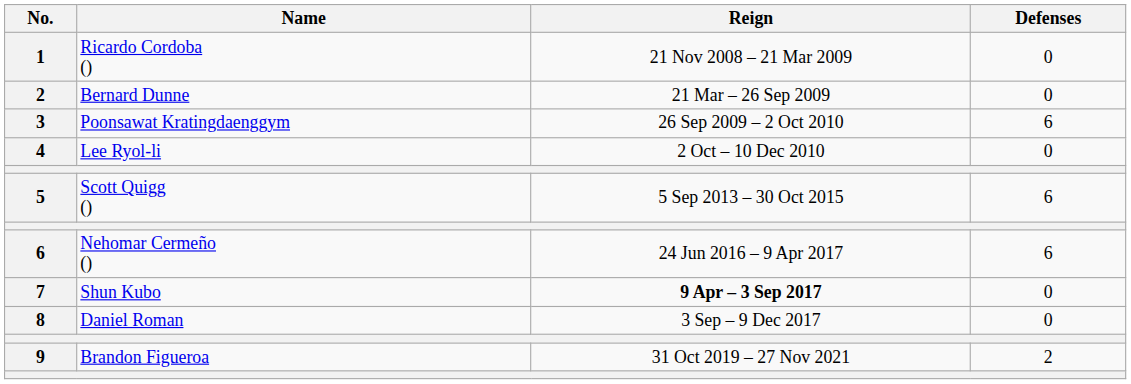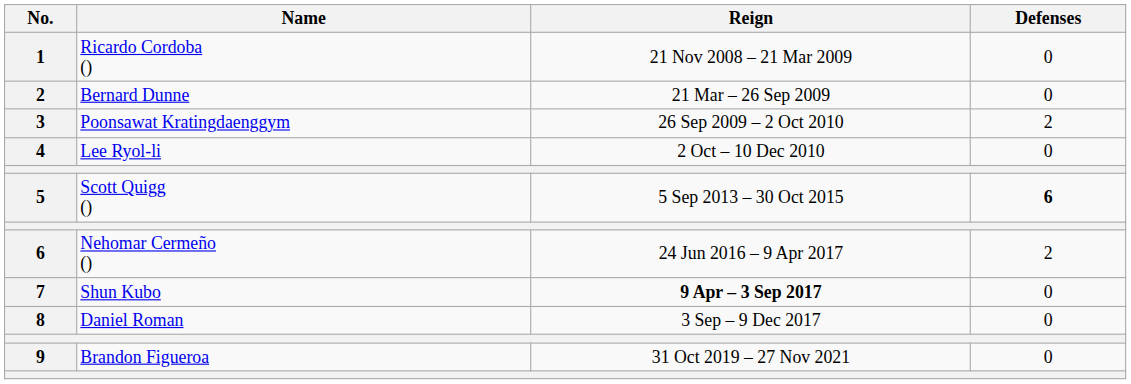(1048, 123) 6 -> (1048, 123) 2
(1048, 197) normal -> (1048, 197) bold
(1048, 253) 6 -> (1048, 253) 2
(1048, 356) 2 -> (1048, 356) 0
